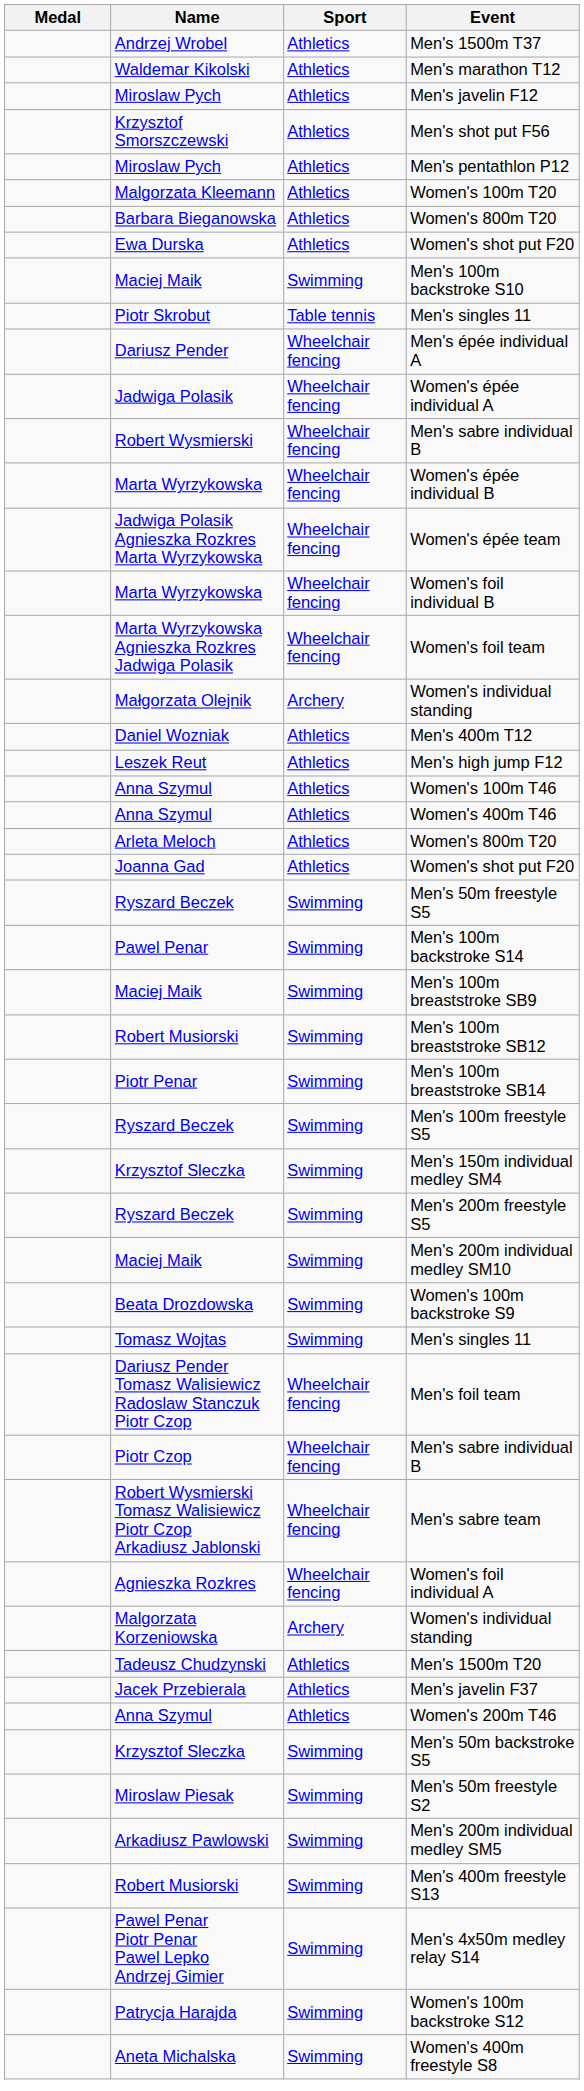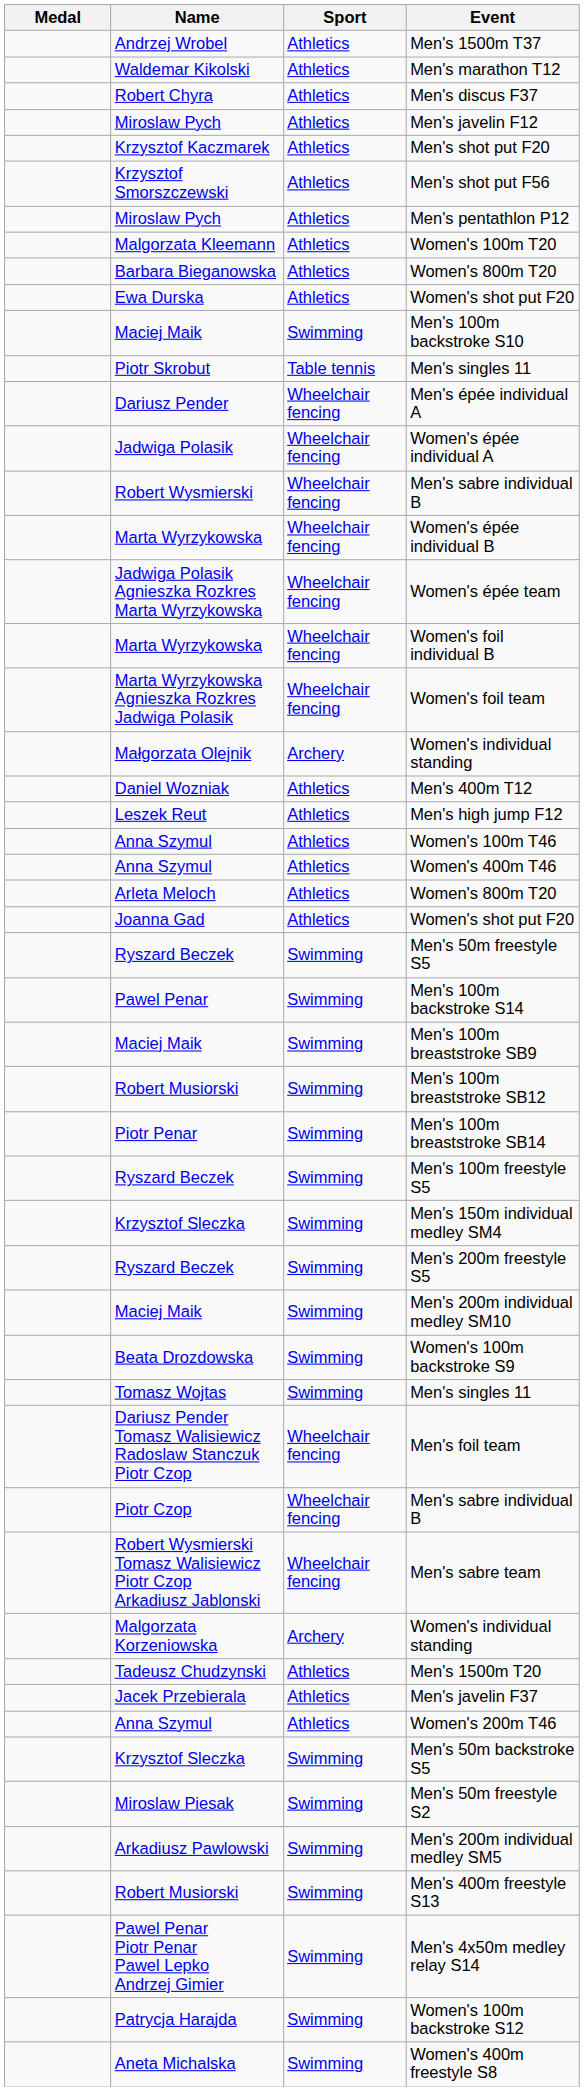+ row: (164, 95)
+ row: (192, 148)
- row: (185, 1583)
